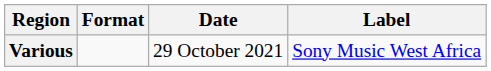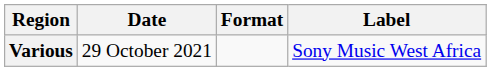columns swapped: (218, 19) <-> (113, 19)
